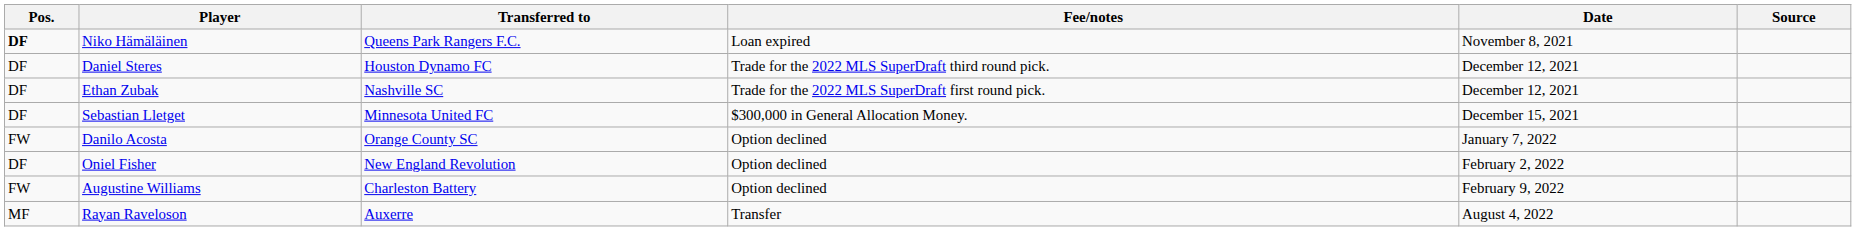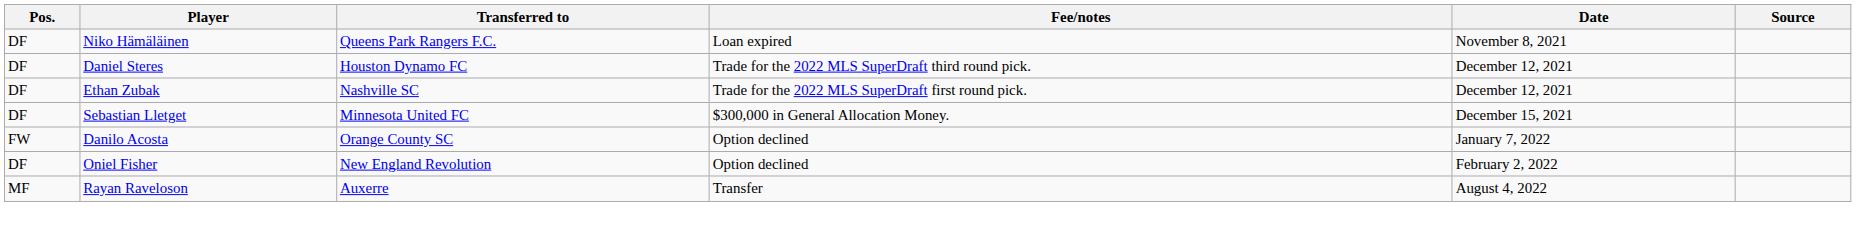(18, 41) bold -> (17, 41) normal
- row: (141, 188)
